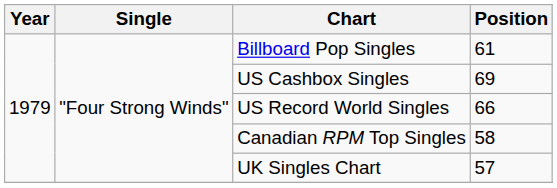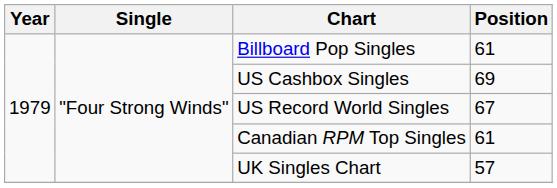(485, 108) 66 -> (485, 108) 67
(485, 138) 58 -> (485, 138) 61
